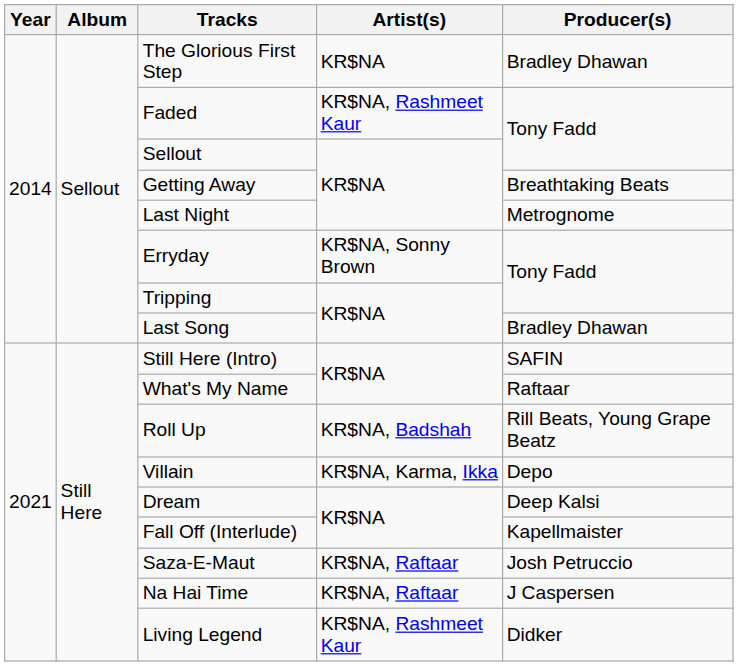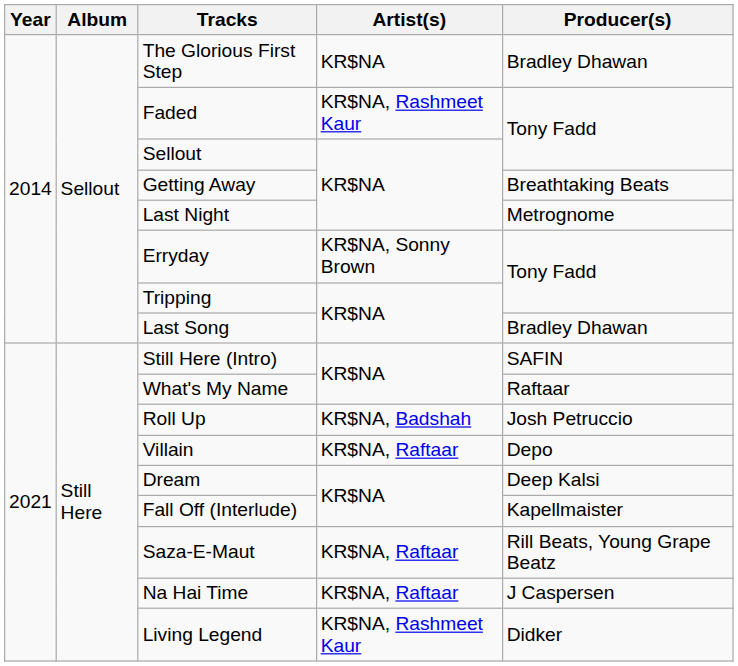(609, 430) Rill Beats, Young Grape Beatz -> (570, 419) Josh Petruccio
(409, 471) KR$NA, Karma, Ikka -> (390, 449) KR$NA, Raftaar
(570, 562) Josh Petruccio -> (609, 552) Rill Beats, Young Grape Beatz
